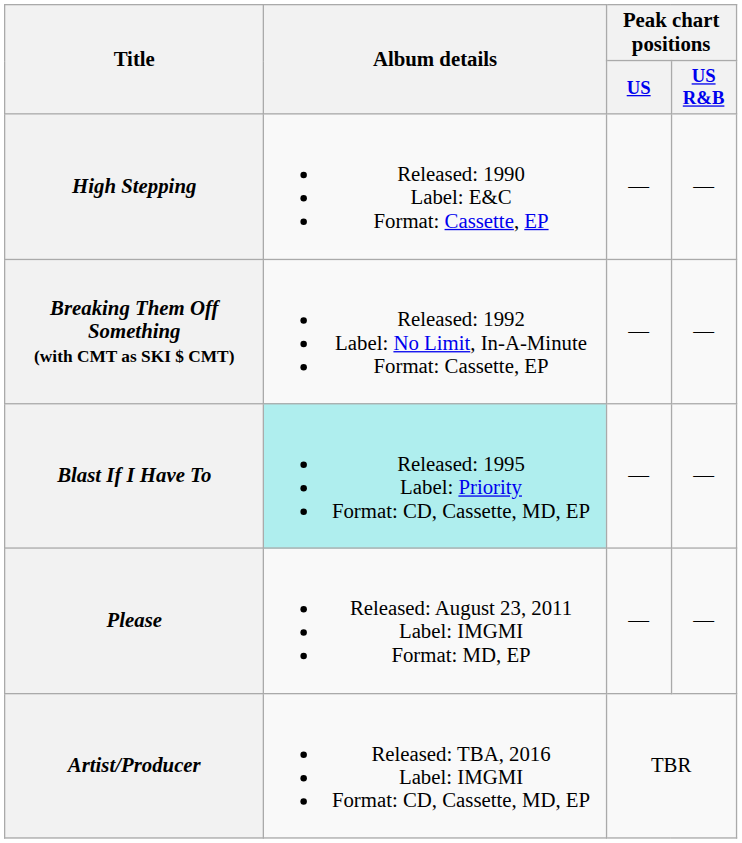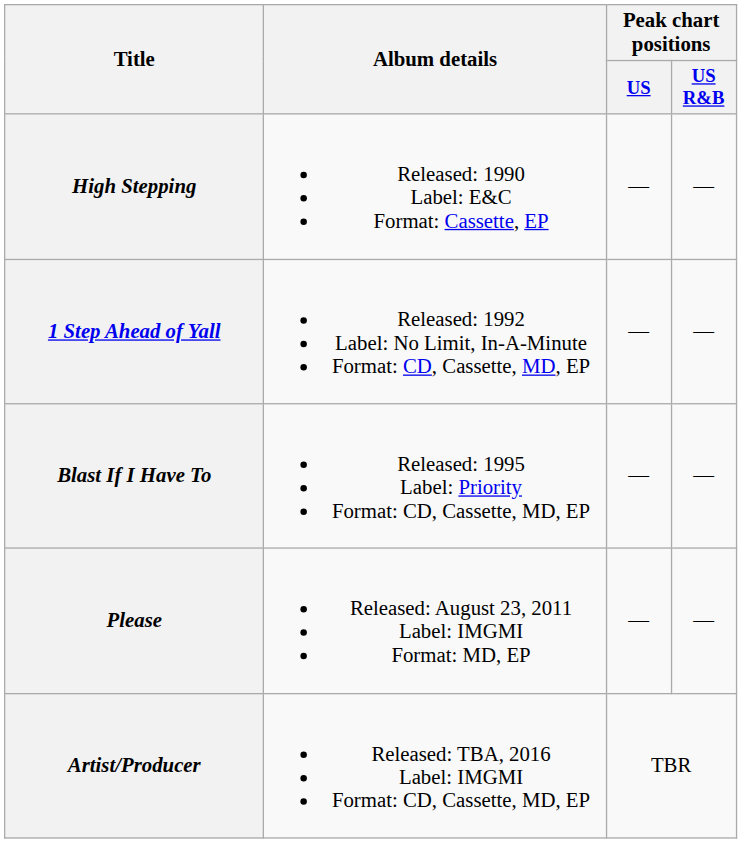- row: (134, 331)
+ row: (134, 331)
(435, 488) paleturquoise background -> (435, 488) no background
